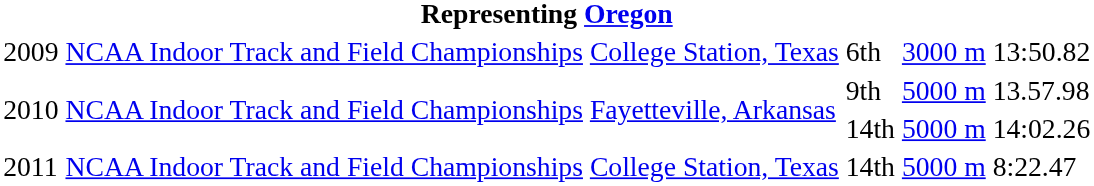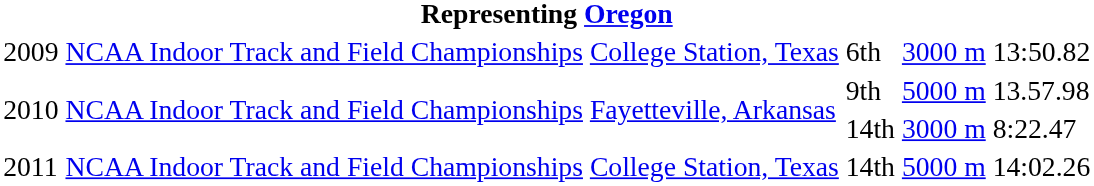(944, 128) 5000 m -> (944, 128) 3000 m
(1041, 128) 14:02.26 -> (1035, 128) 8:22.47
(1035, 166) 8:22.47 -> (1041, 166) 14:02.26
